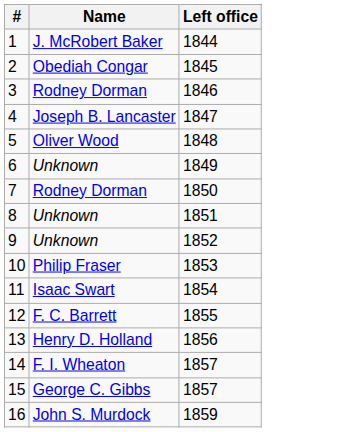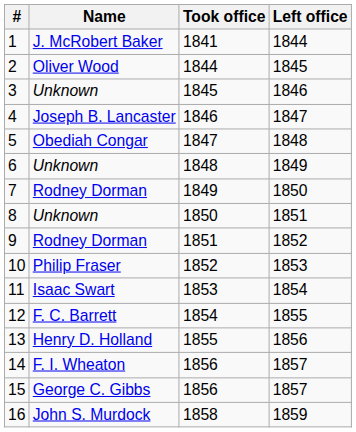+ column: (224, 16)
(90, 66) Obediah Congar -> (76, 66) Oliver Wood
(90, 91) Rodney Dorman -> (65, 91) Unknown
(76, 141) Oliver Wood -> (90, 141) Obediah Congar
(65, 240) Unknown -> (90, 240) Rodney Dorman
